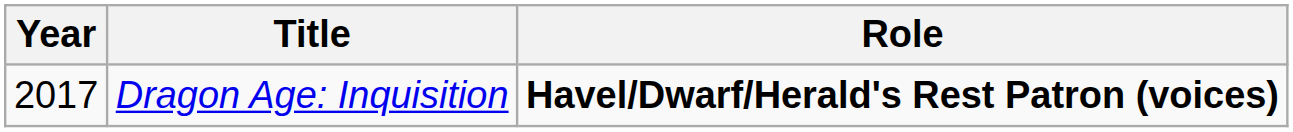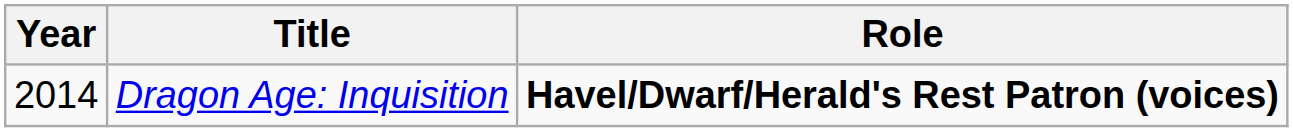(56, 94) 2017 -> (56, 94) 2014
